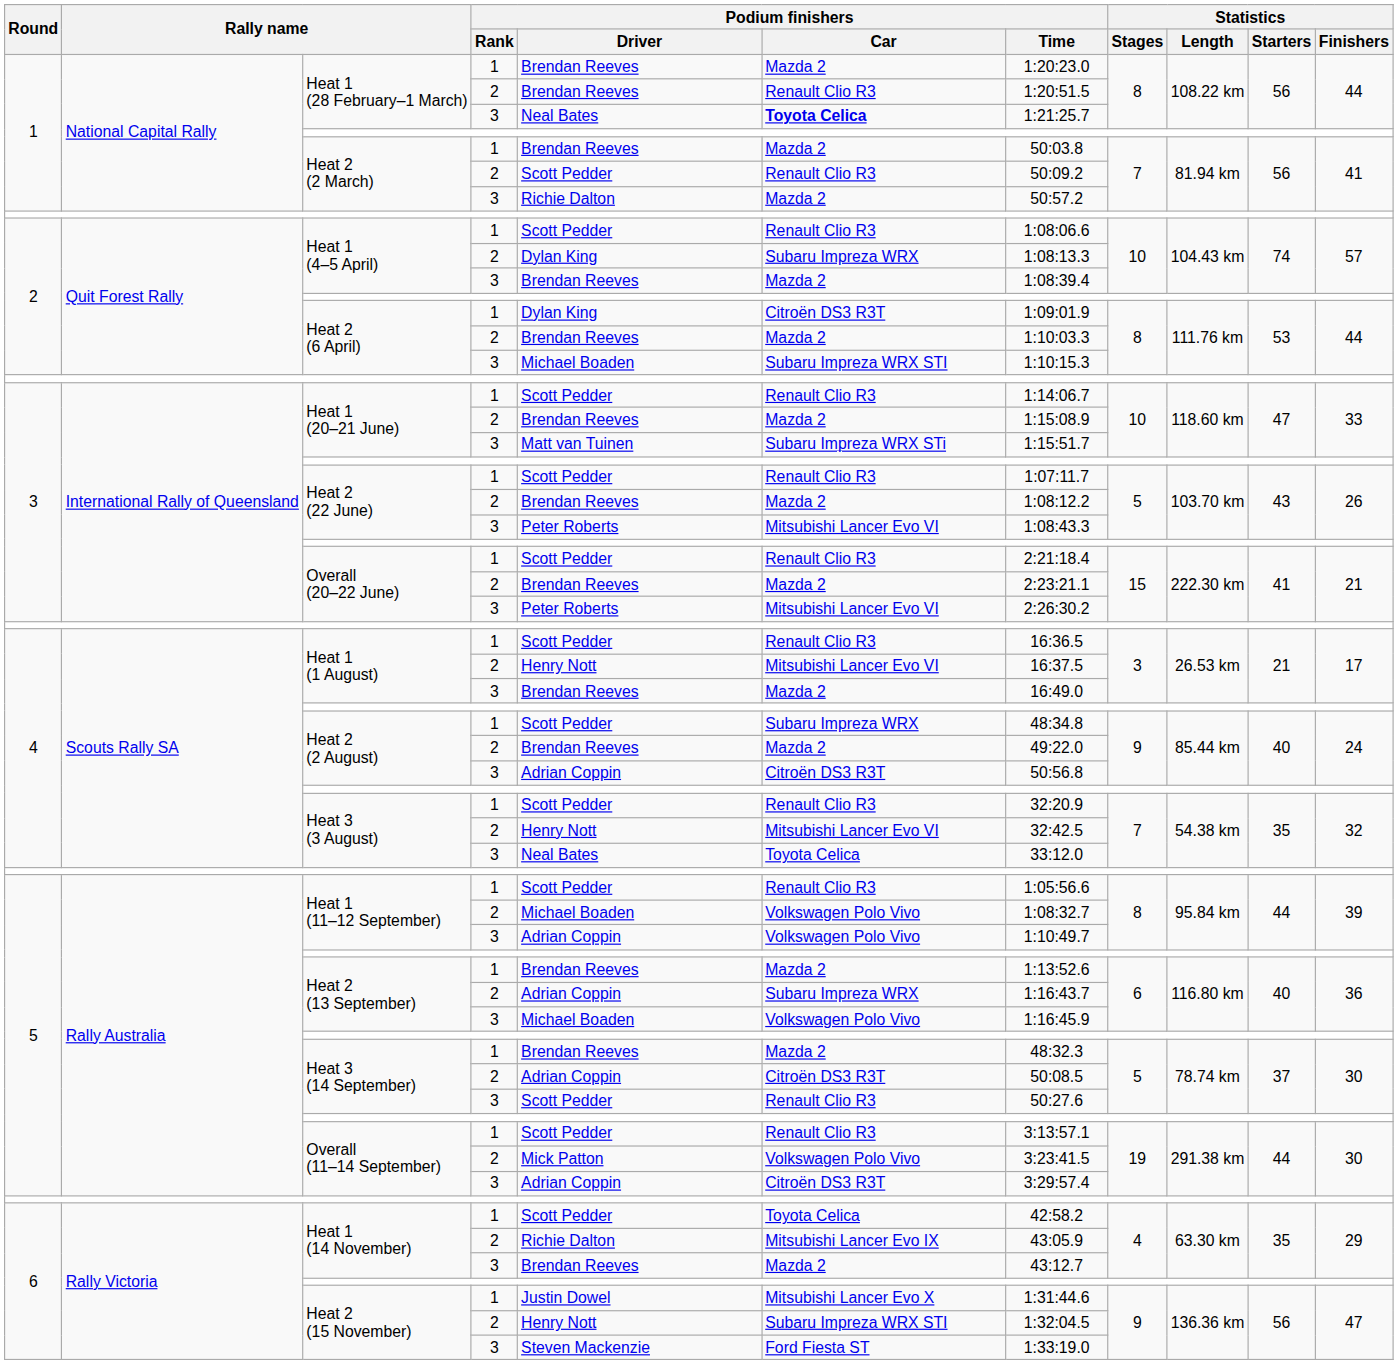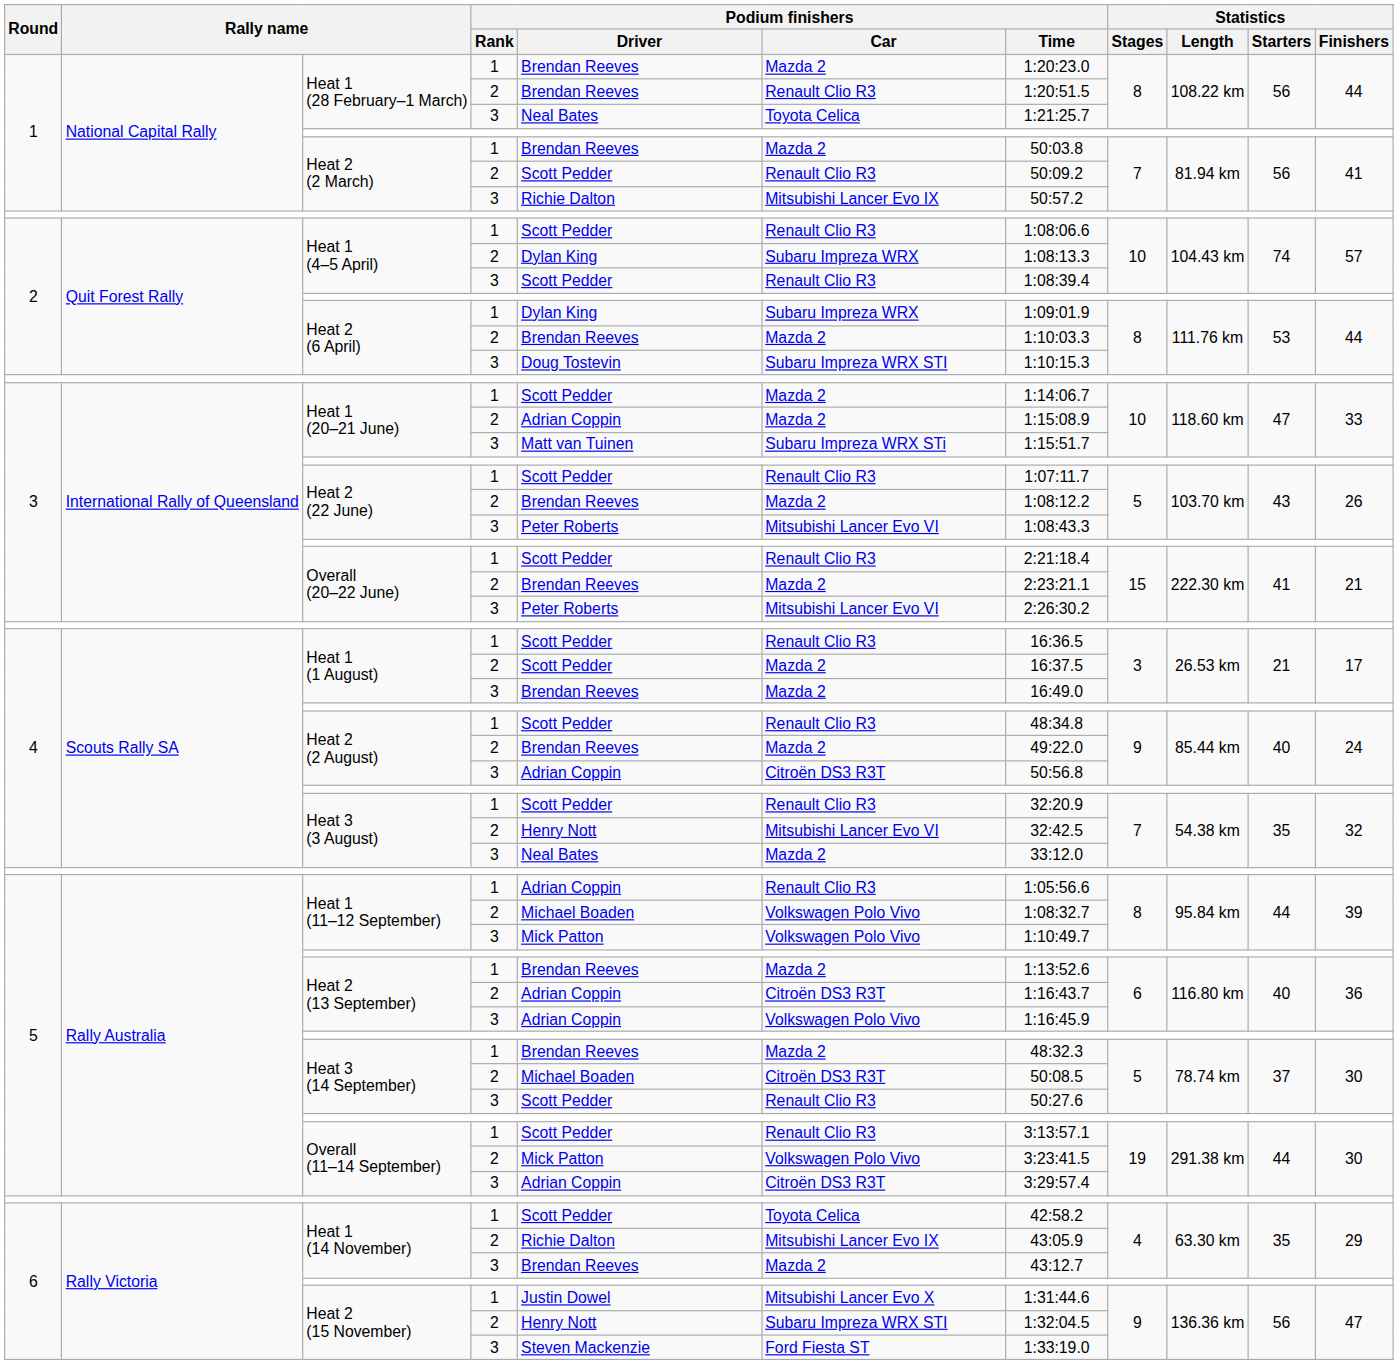(816, 116) bold -> (813, 116) normal
(795, 198) Mazda 2 -> (852, 198) Mitsubishi Lancer Evo IX
(580, 280) Brendan Reeves -> (567, 280) Scott Pedder
(795, 280) Mazda 2 -> (820, 280) Renault Clio R3
(825, 313) Citroën DS3 R3T -> (842, 313) Subaru Impreza WRX
(578, 362) Michael Boaden -> (571, 362) Doug Tostevin
(820, 395) Renault Clio R3 -> (795, 395) Mazda 2
(580, 419) Brendan Reeves -> (571, 419) Adrian Coppin
(559, 666) Henry Nott -> (567, 666) Scott Pedder
(852, 666) Mitsubishi Lancer Evo VI -> (795, 666) Mazda 2
(842, 723) Subaru Impreza WRX -> (820, 723) Renault Clio R3
(813, 855) Toyota Celica -> (795, 855) Mazda 2
(567, 887) Scott Pedder -> (571, 887) Adrian Coppin
(571, 937) Adrian Coppin -> (562, 937) Mick Patton
(842, 994) Subaru Impreza WRX -> (825, 994) Citroën DS3 R3T
(578, 1019) Michael Boaden -> (571, 1019) Adrian Coppin
(571, 1076) Adrian Coppin -> (578, 1076) Michael Boaden
